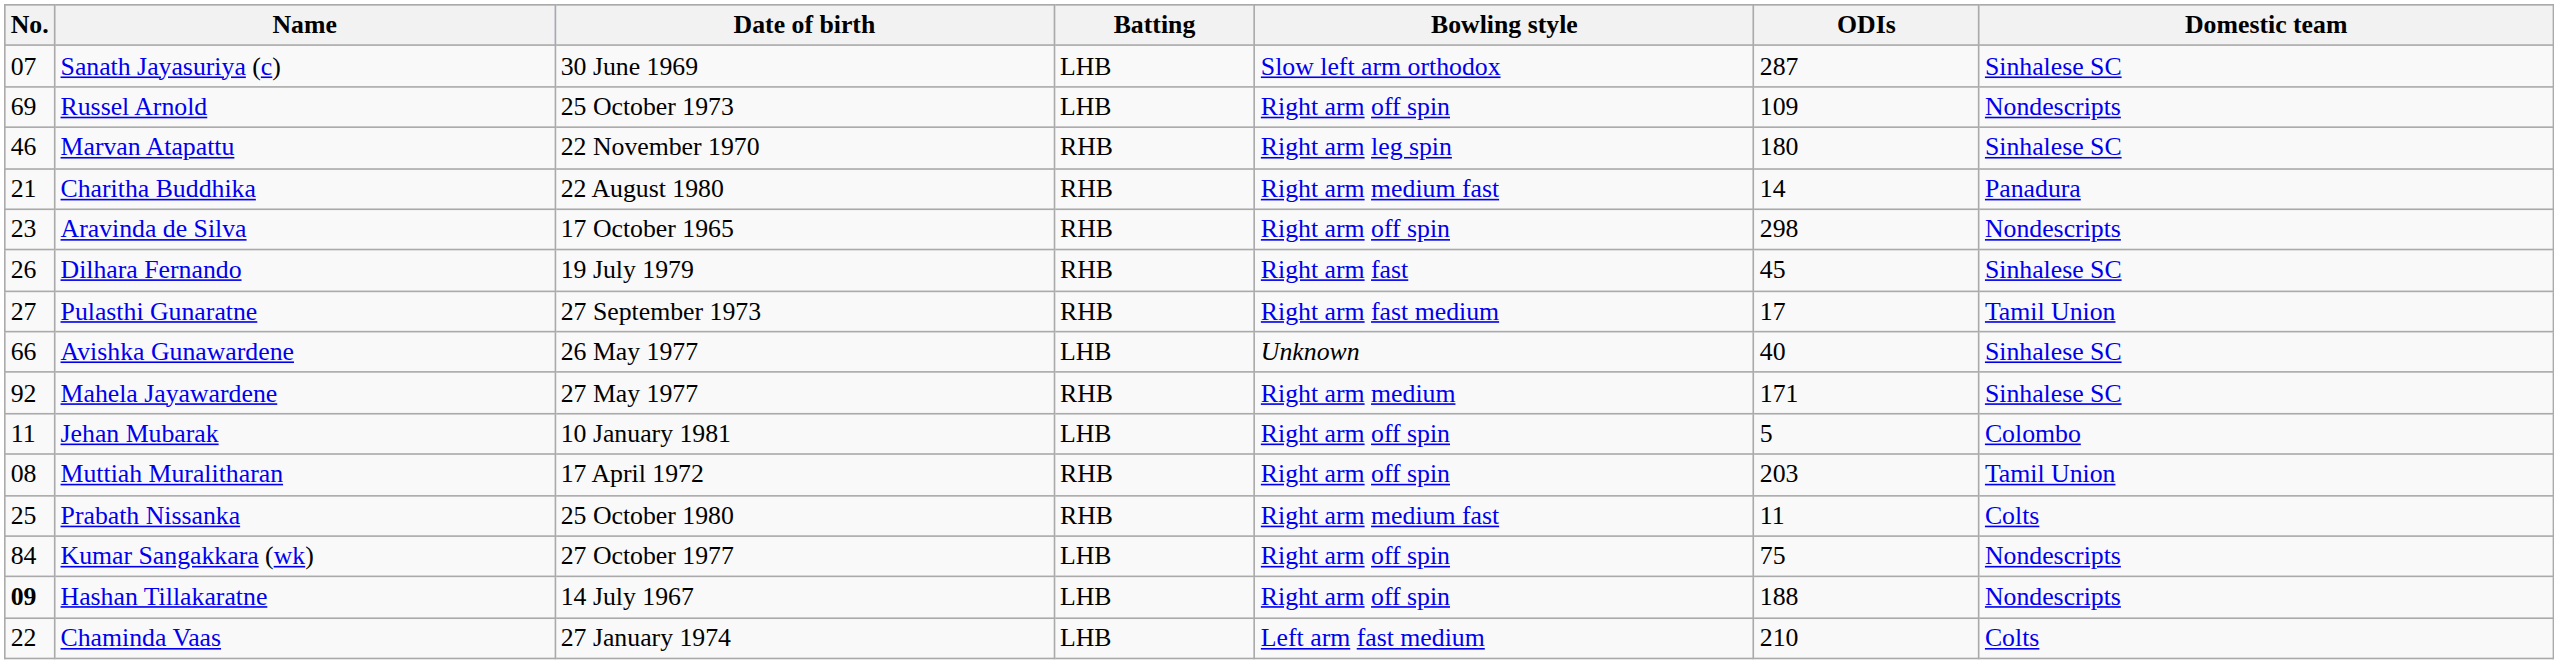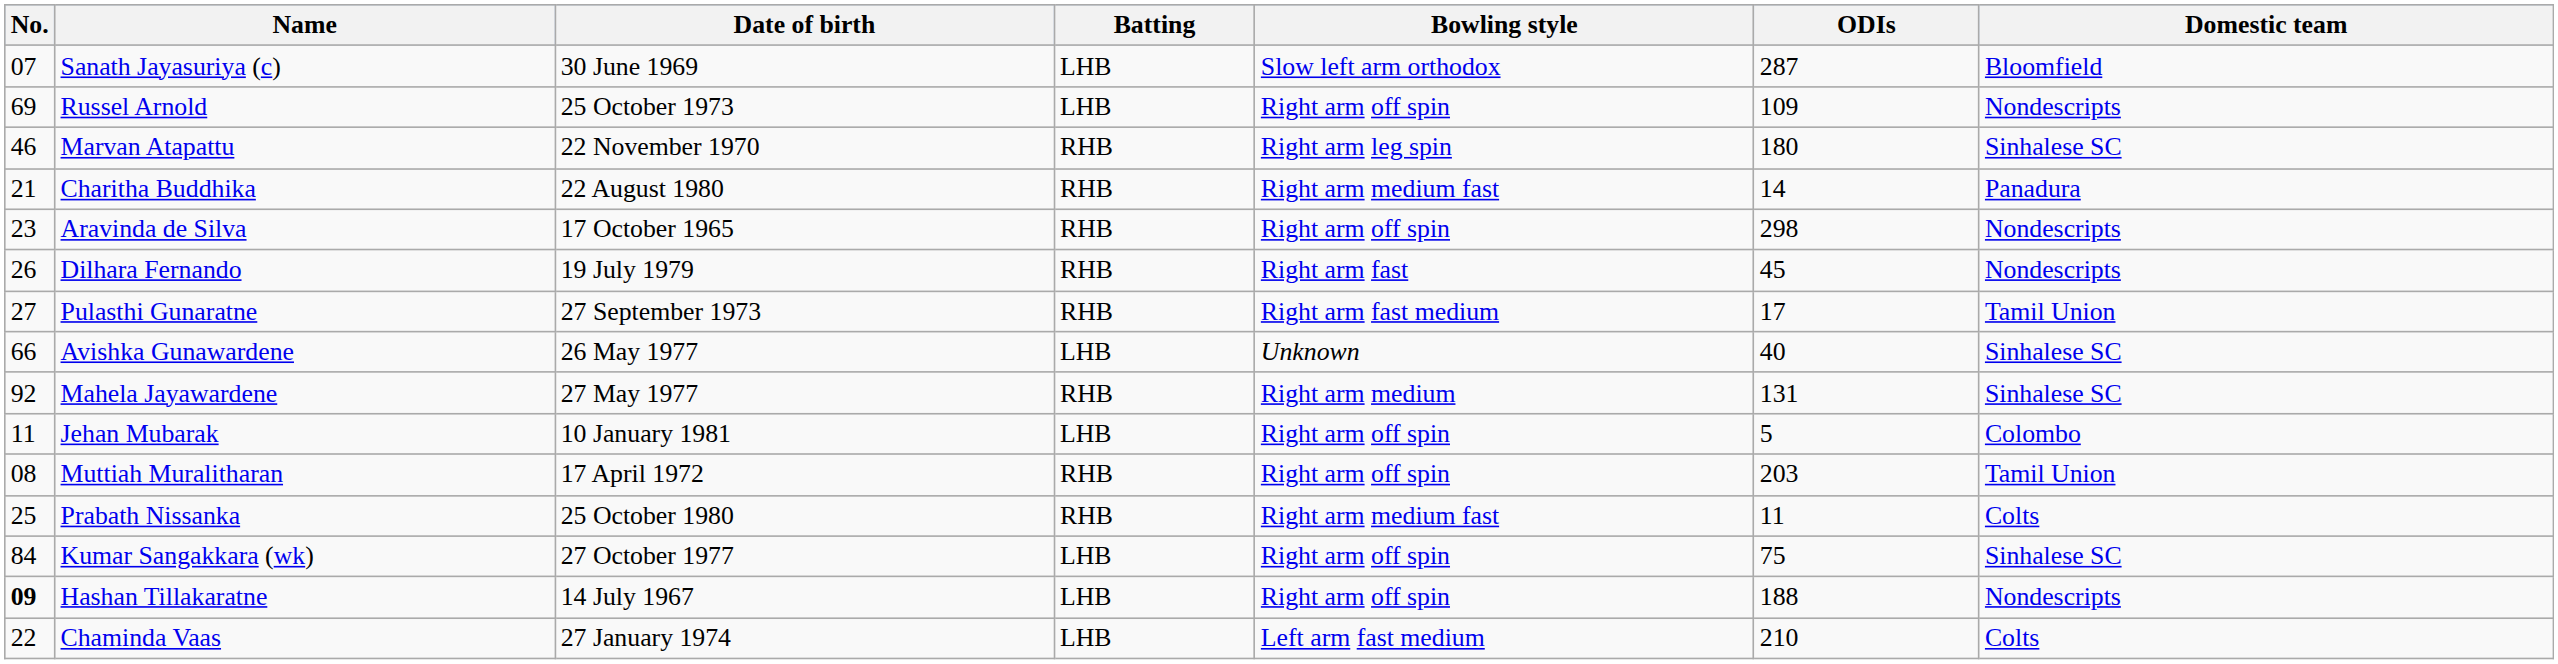(2053, 65) Sinhalese SC -> (2044, 65) Bloomfield
(2053, 270) Sinhalese SC -> (2053, 270) Nondescripts
(1779, 392) 171 -> (1779, 392) 131
(2053, 556) Nondescripts -> (2053, 556) Sinhalese SC
